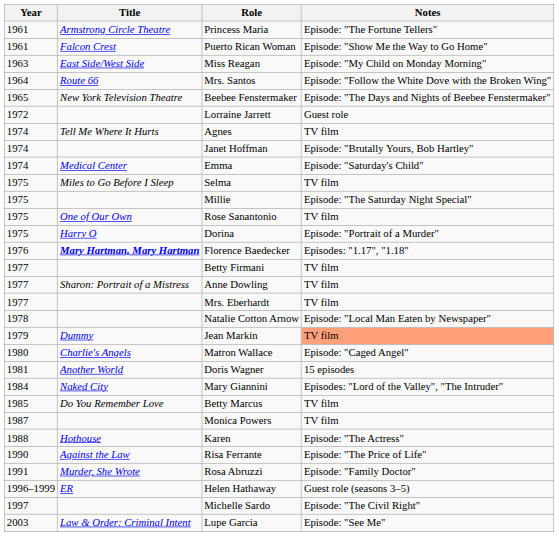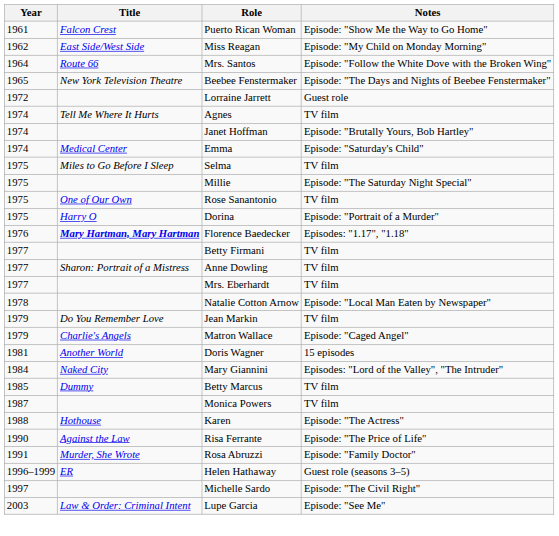- row: (236, 30)
(18, 64) 1963 -> (18, 47) 1962
(77, 336) Dummy -> (112, 319) Do You Remember Love
(321, 336) lightsalmon background -> (321, 319) no background
(18, 353) 1980 -> (18, 336) 1979
(112, 404) Do You Remember Love -> (77, 387) Dummy
